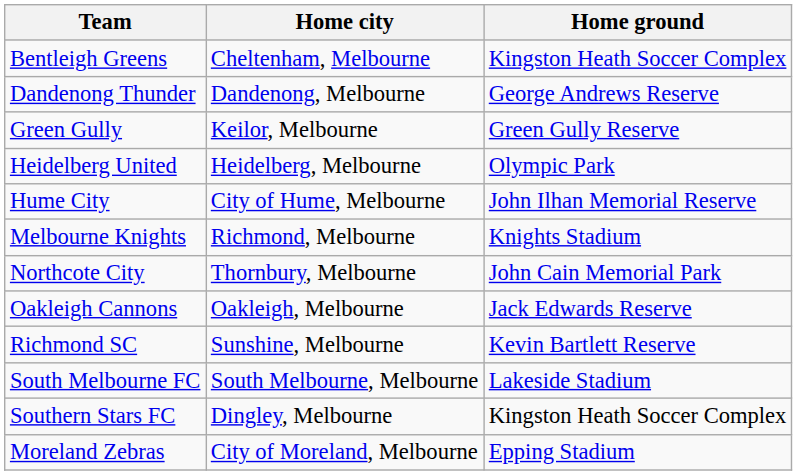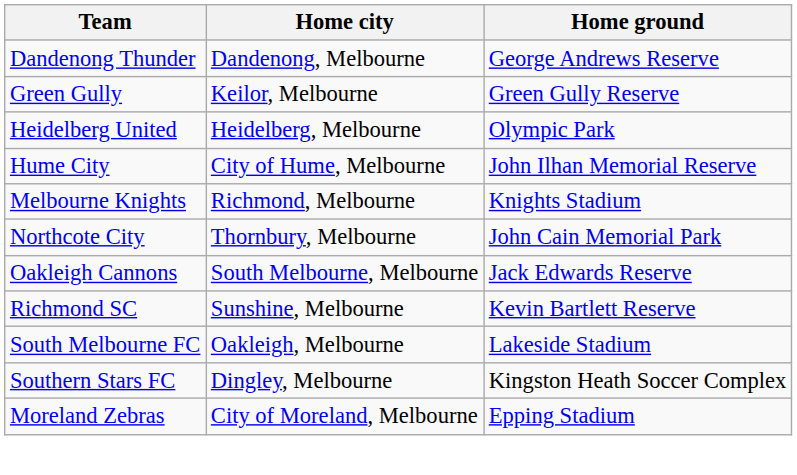- row: (89, 58)
(307, 308) Oakleigh, Melbourne -> (345, 272) South Melbourne, Melbourne
(345, 380) South Melbourne, Melbourne -> (307, 344) Oakleigh, Melbourne
